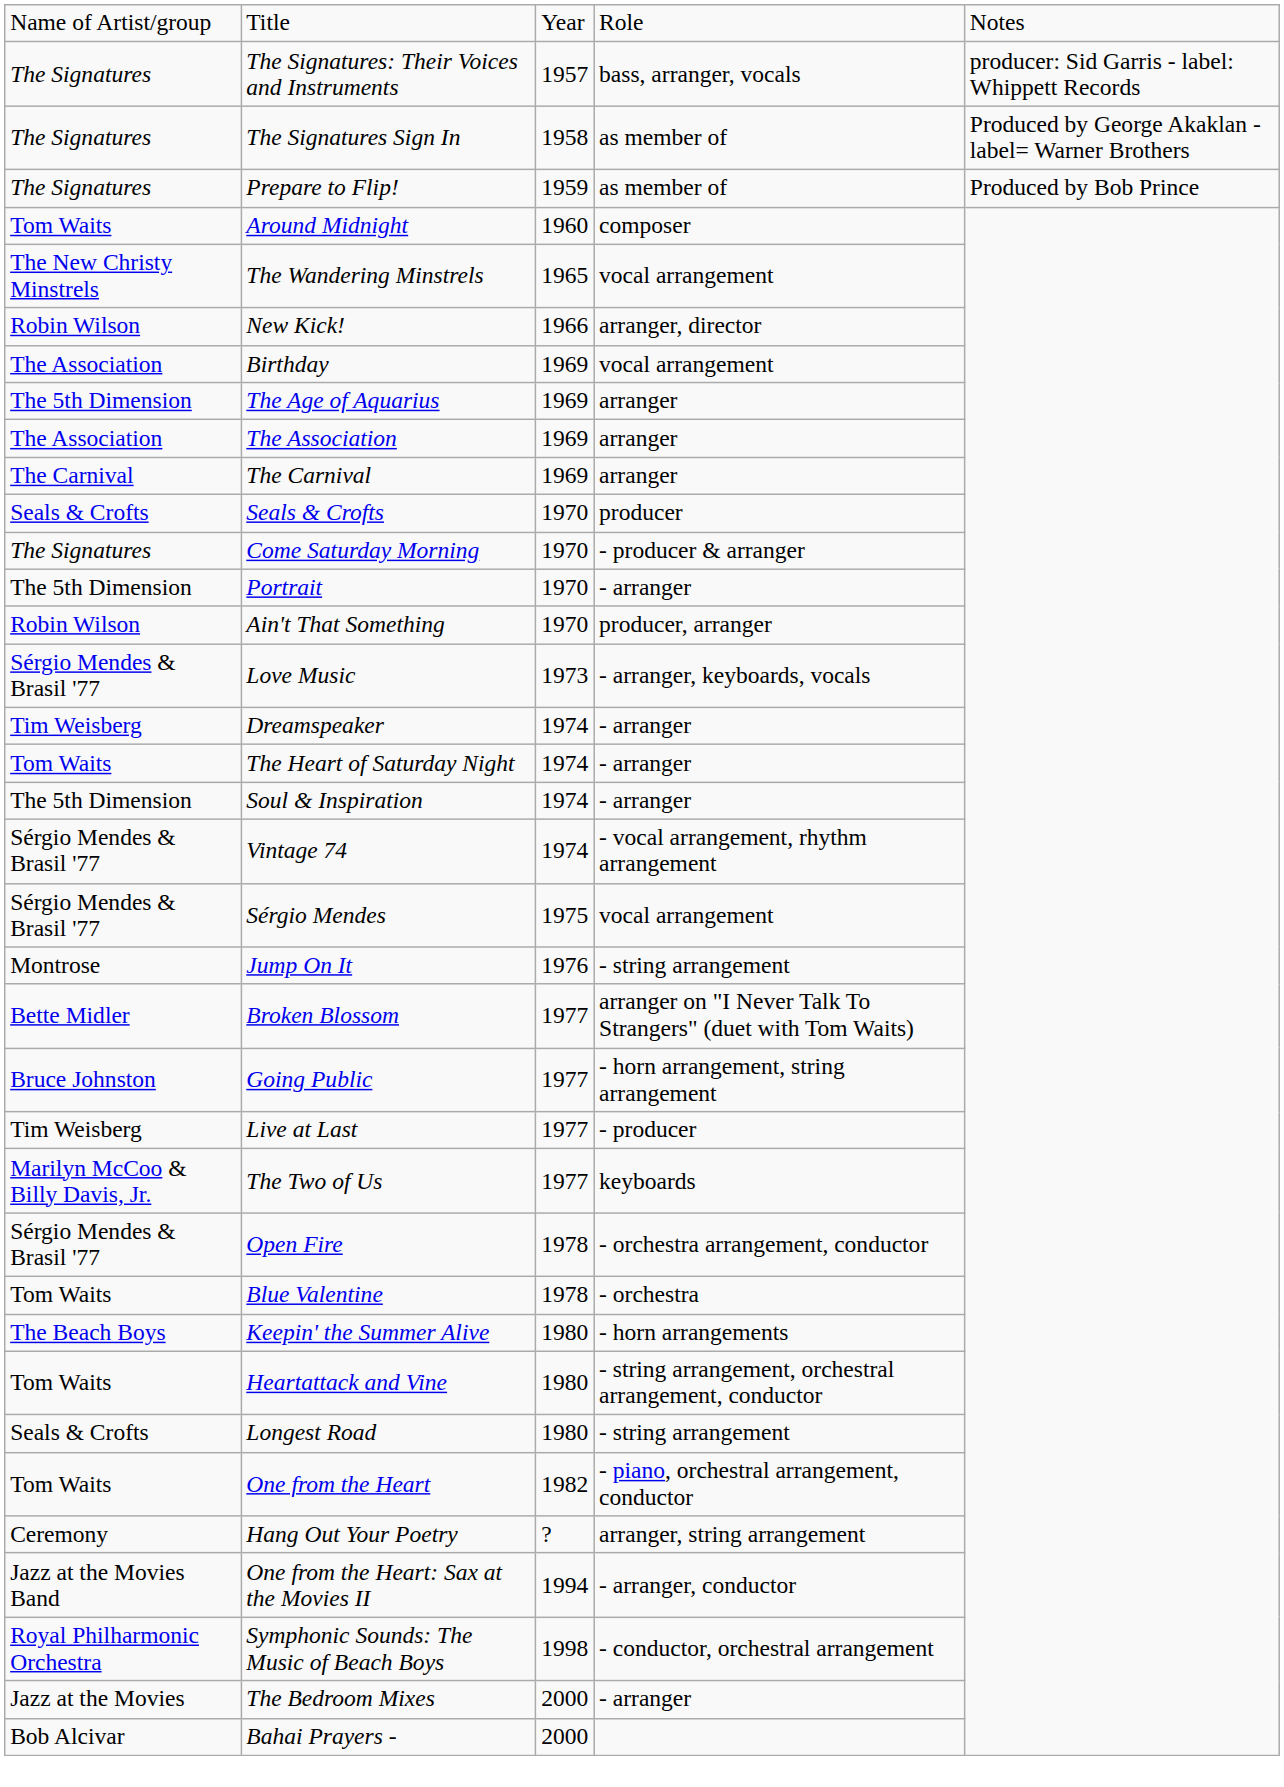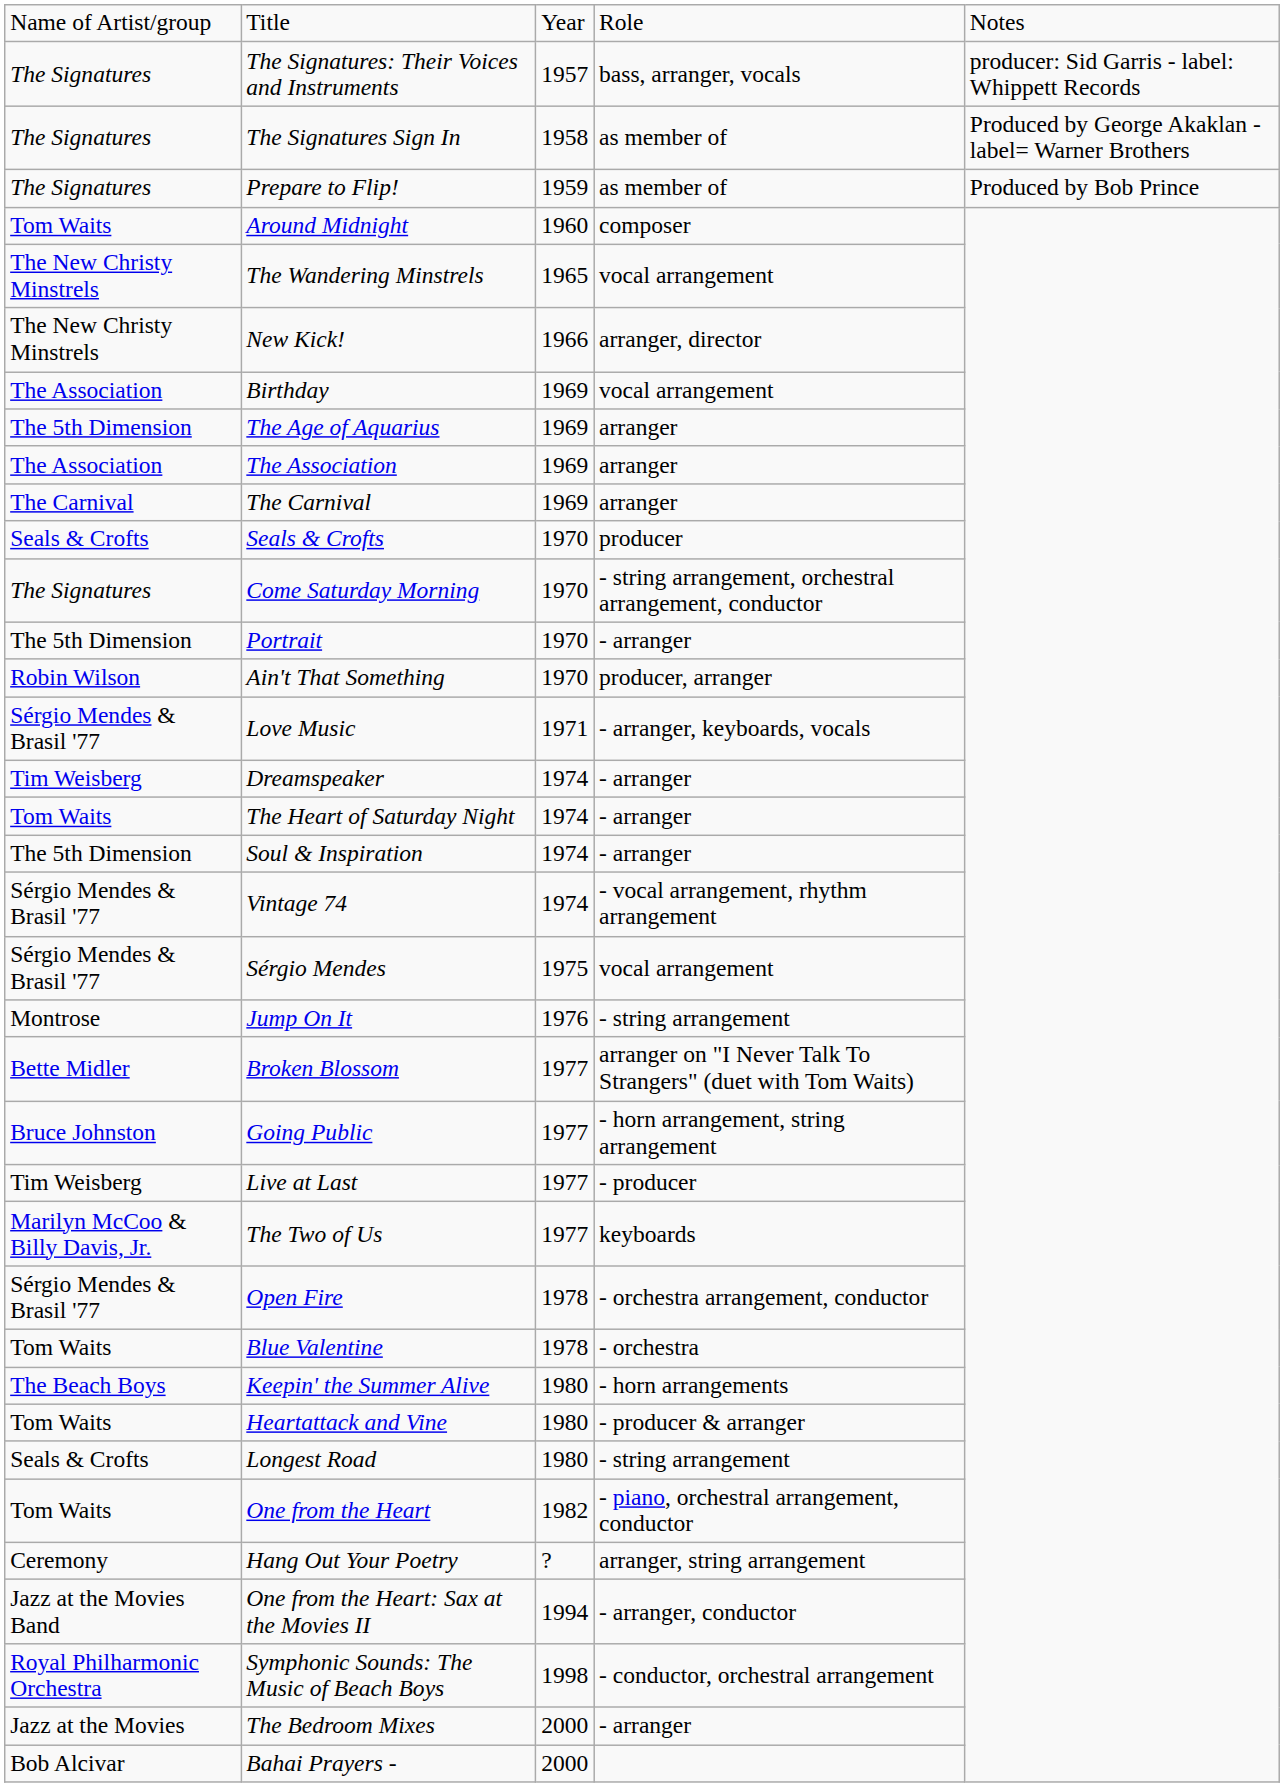(75, 326) Robin Wilson -> (91, 339) The New Christy Minstrels
(702, 550) - producer & arranger -> (747, 589) - string arrangement, orchestral arrangement, conductor
(565, 675) 1973 -> (565, 728) 1971
(747, 1382) - string arrangement, orchestral arrangement, conductor -> (702, 1422) - producer & arranger
